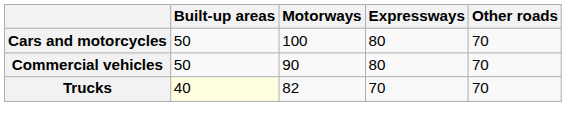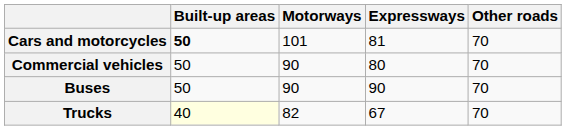(182, 40) normal -> (182, 40) bold
(295, 40) 100 -> (295, 40) 101
(377, 40) 80 -> (377, 40) 81
+ row: (87, 88)
(377, 88) 70 -> (377, 112) 67
